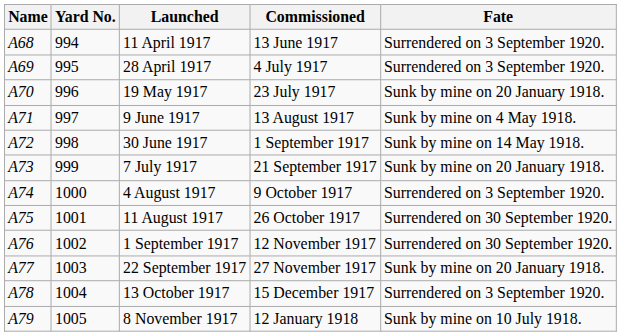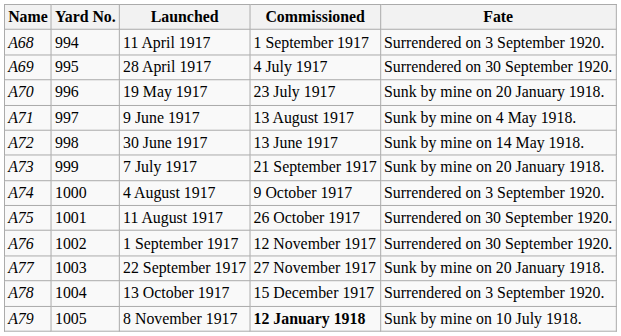(296, 42) 13 June 1917 -> (311, 42) 1 September 1917
(494, 67) Surrendered on 3 September 1920. -> (498, 67) Surrendered on 30 September 1920.
(311, 142) 1 September 1917 -> (296, 142) 13 June 1917
(306, 318) normal -> (309, 318) bold
